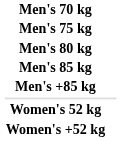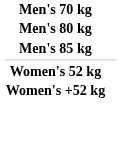- row: (55, 28)
- row: (55, 87)
